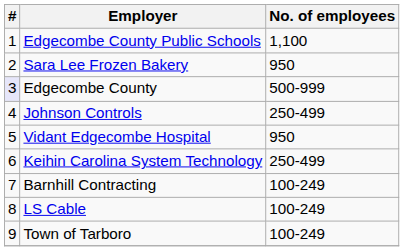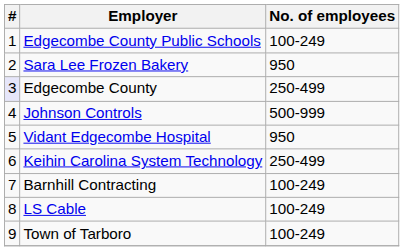(288, 40) 1,100 -> (297, 40) 100-249
(297, 88) 500-999 -> (297, 88) 250-499
(297, 112) 250-499 -> (297, 112) 500-999
